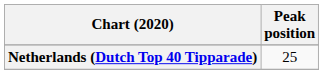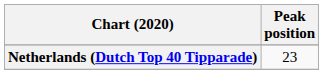(290, 57) 25 -> (290, 57) 23
